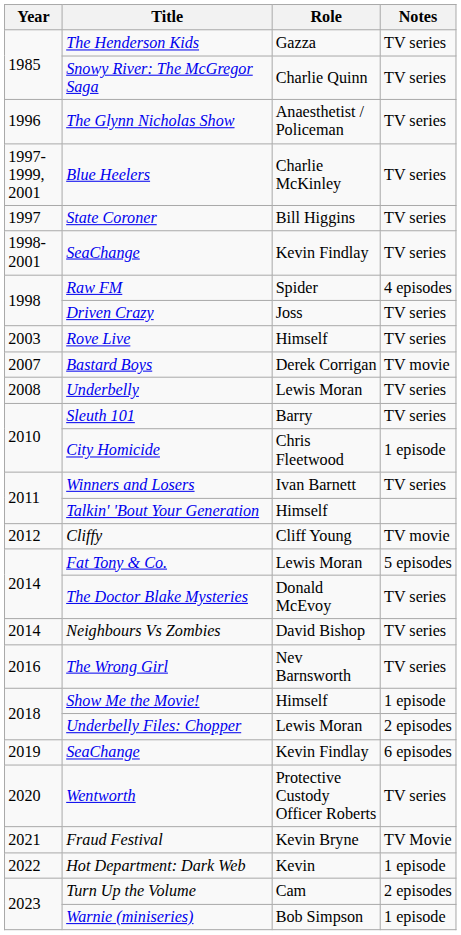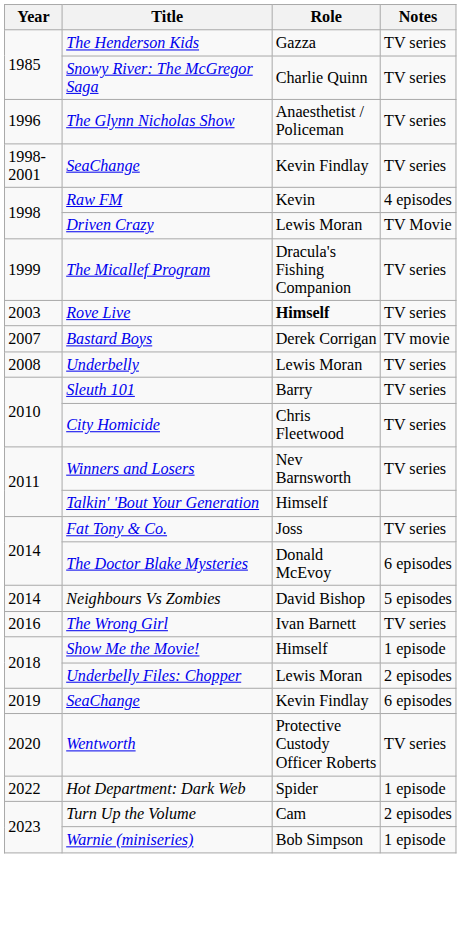- row: (27, 174)
- row: (24, 218)
(297, 287) Spider -> (295, 199) Kevin
(289, 313) Joss -> (319, 225) Lewis Moran
(415, 313) TV series -> (418, 225) TV Movie
+ row: (24, 269)
(302, 338) normal -> (303, 313) bold
(415, 450) 1 episode -> (415, 424) TV series
(316, 485) Ivan Barnett -> (313, 468) Nev Barnsworth
- row: (24, 536)
(319, 562) Lewis Moran -> (289, 529) Joss
(418, 562) 5 episodes -> (415, 529) TV series
(415, 596) TV series -> (418, 563) 6 episodes
(415, 631) TV series -> (418, 598) 5 episodes
(313, 666) Nev Barnsworth -> (316, 624) Ivan Barnett
- row: (24, 839)
(295, 865) Kevin -> (297, 788) Spider
